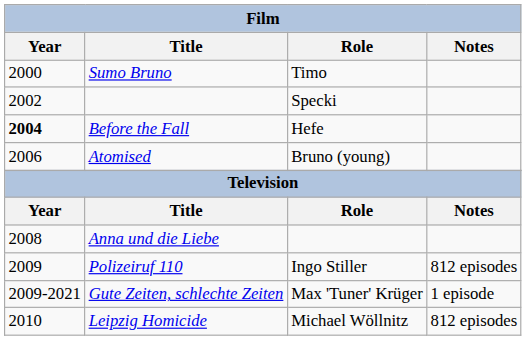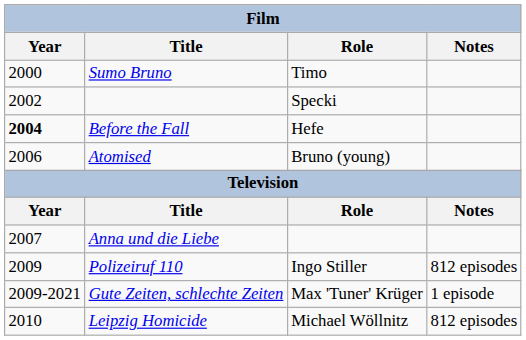(25, 239) 2008 -> (25, 239) 2007
